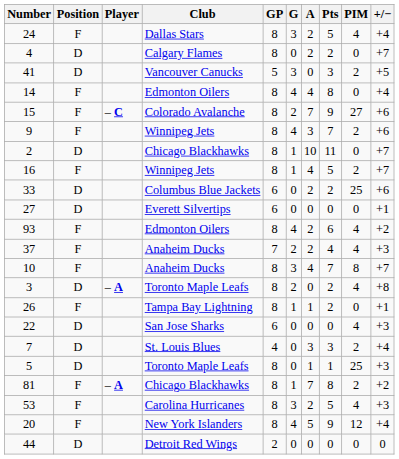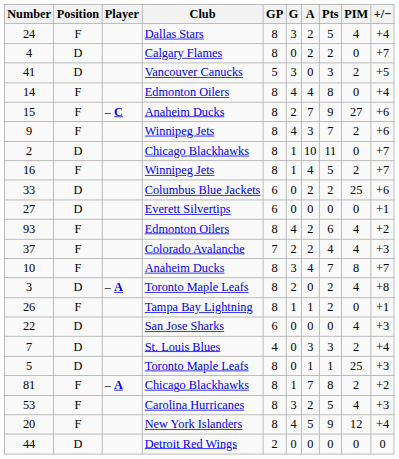(195, 111) Colorado Avalanche -> (185, 111) Anaheim Ducks
(185, 248) Anaheim Ducks -> (195, 248) Colorado Avalanche
